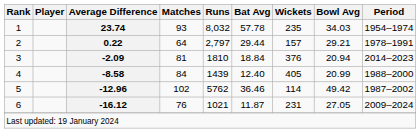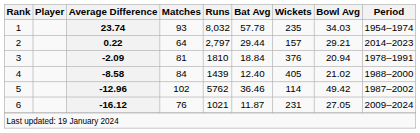(389, 43) 1978–1991 -> (389, 43) 2014–2023
(389, 58) 2014–2023 -> (389, 58) 1978–1991
(338, 74) 20.99 -> (338, 74) 21.02
